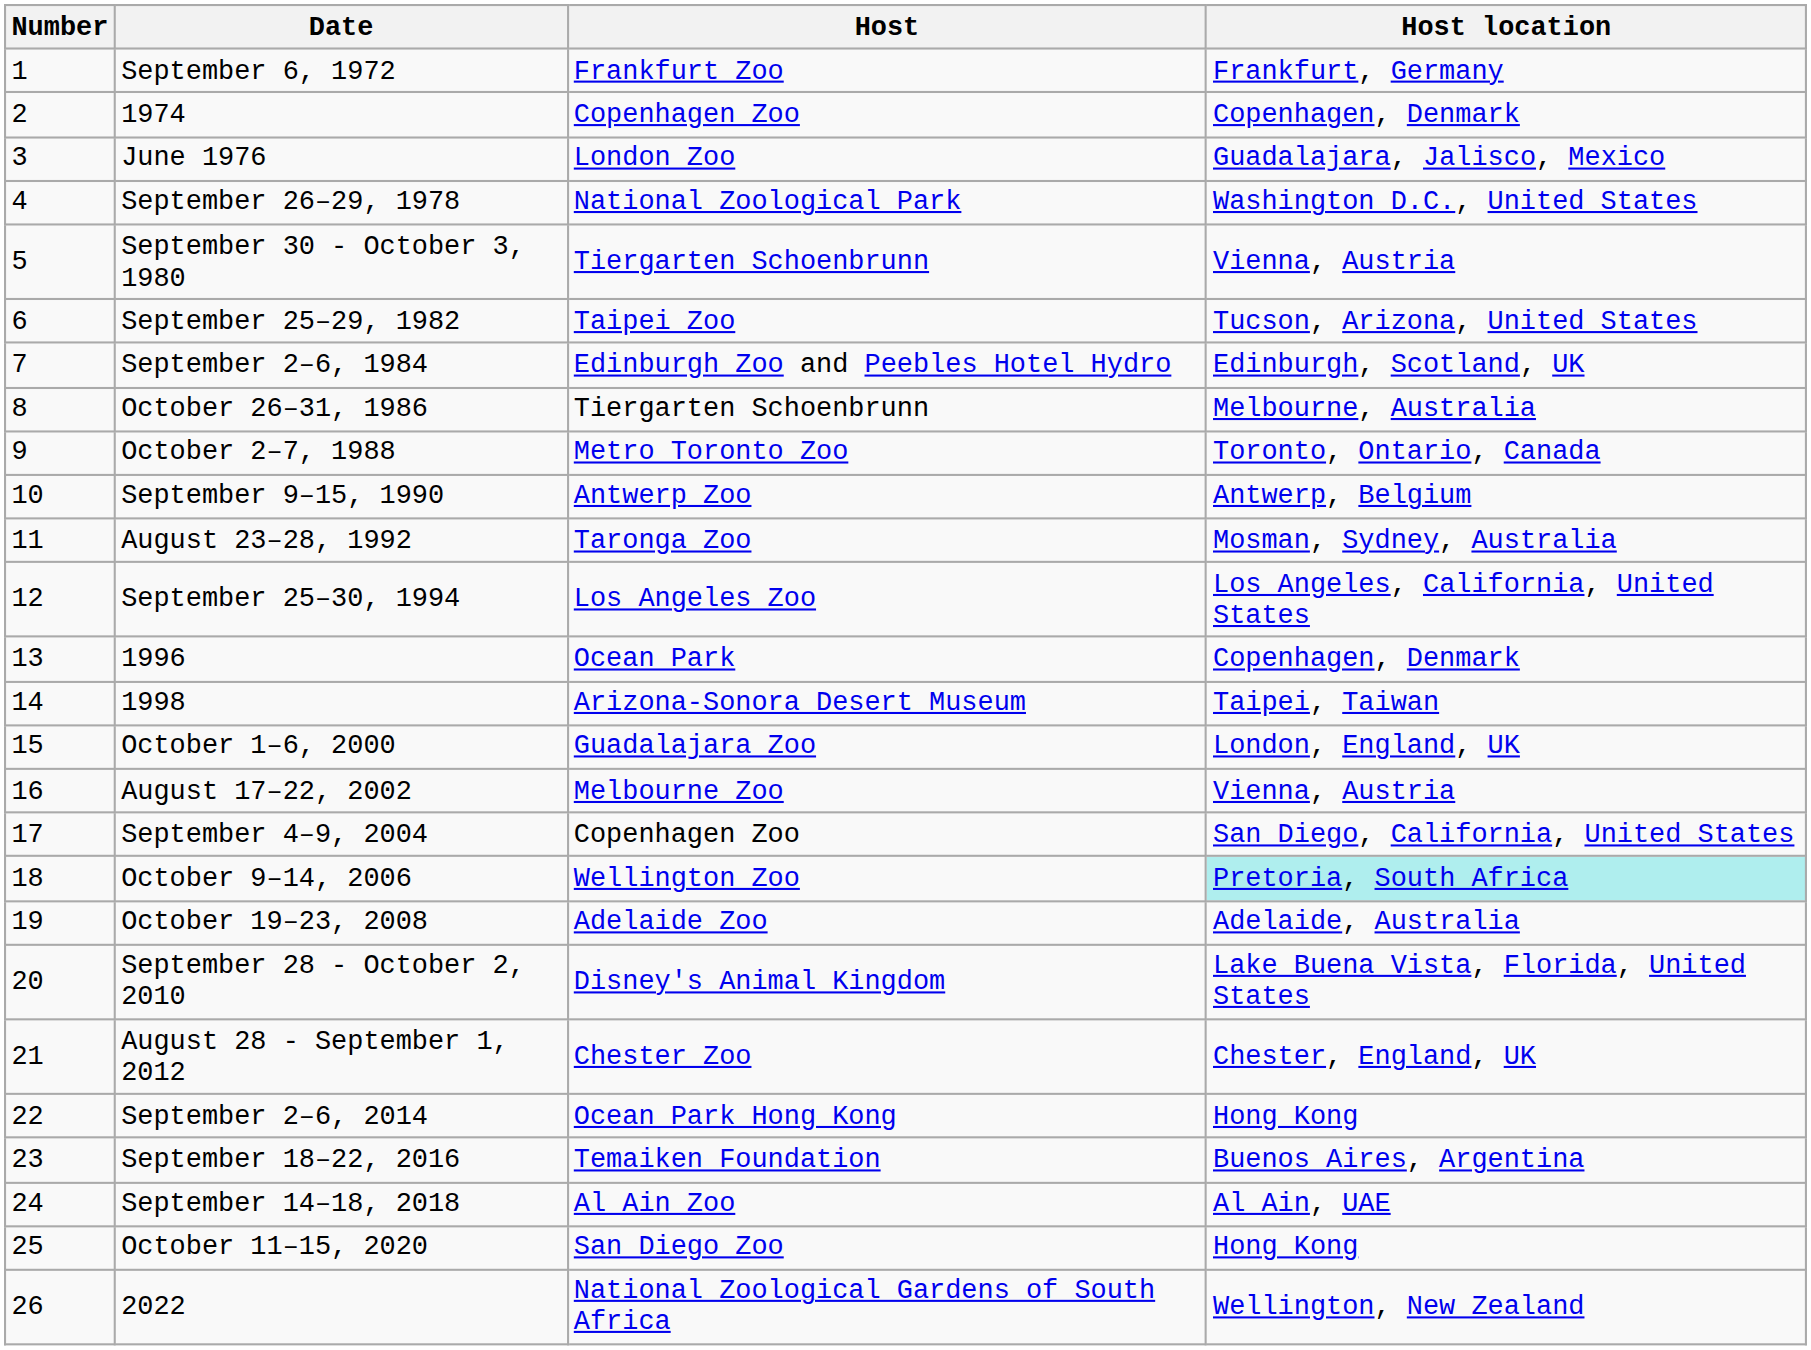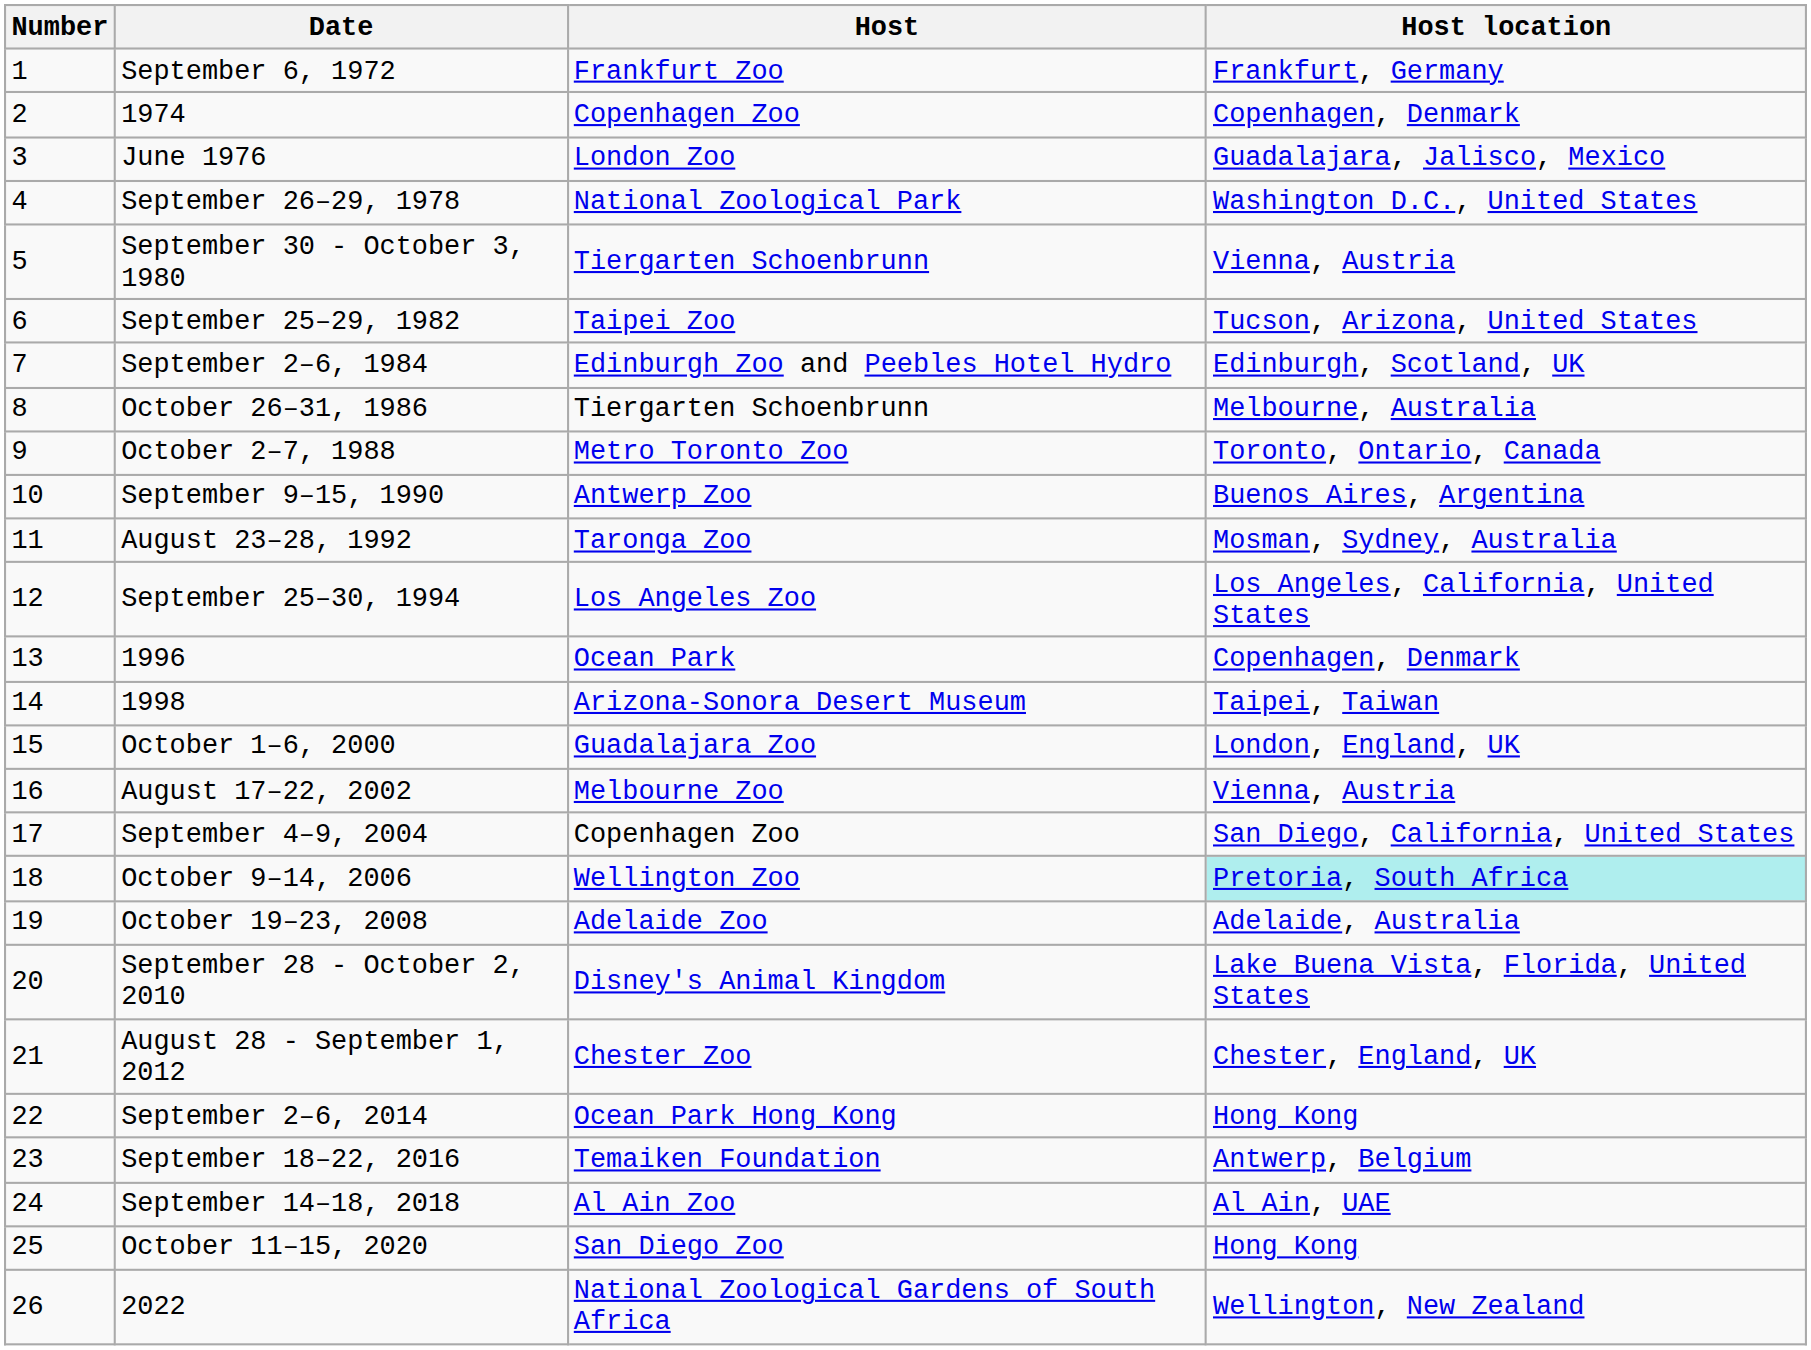(1342, 497) Antwerp, Belgium -> (1399, 497) Buenos Aires, Argentina
(1399, 1160) Buenos Aires, Argentina -> (1342, 1160) Antwerp, Belgium
